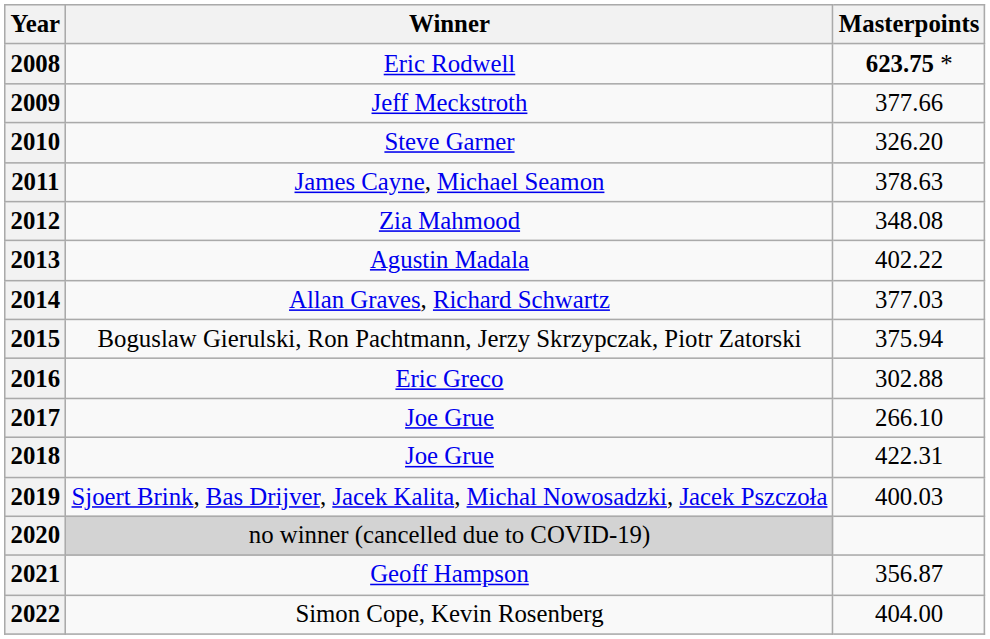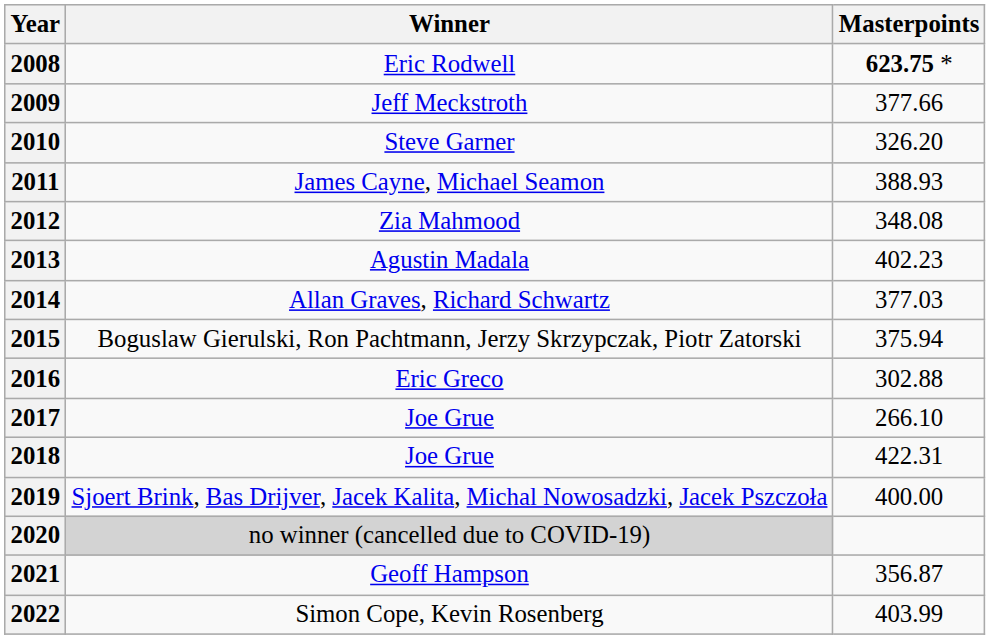(909, 181) 378.63 -> (909, 181) 388.93
(909, 260) 402.22 -> (909, 260) 402.23
(909, 496) 400.03 -> (909, 496) 400.00
(909, 614) 404.00 -> (909, 614) 403.99
